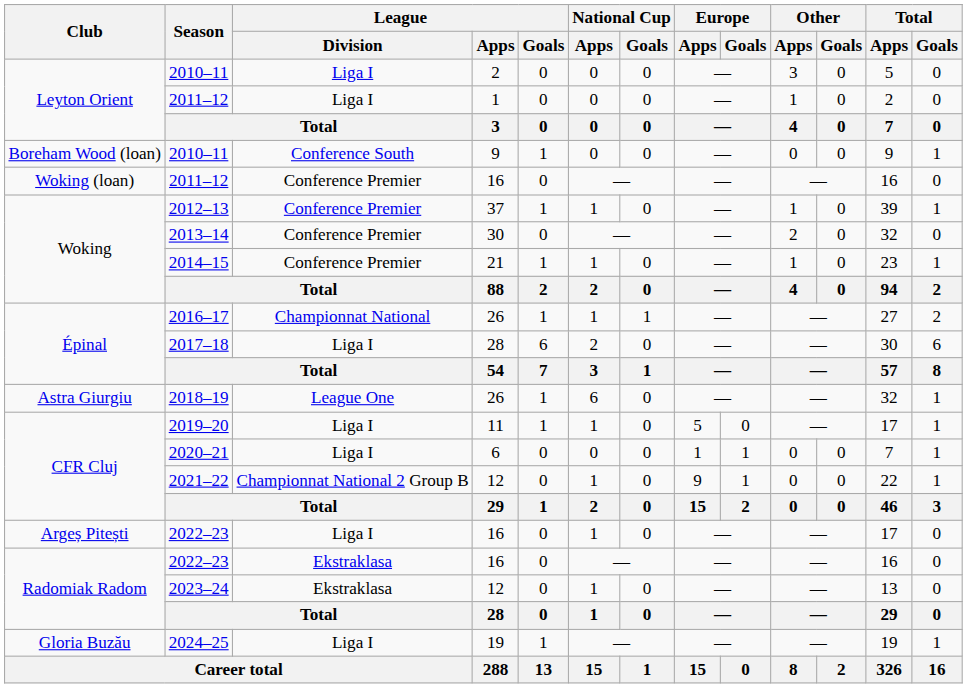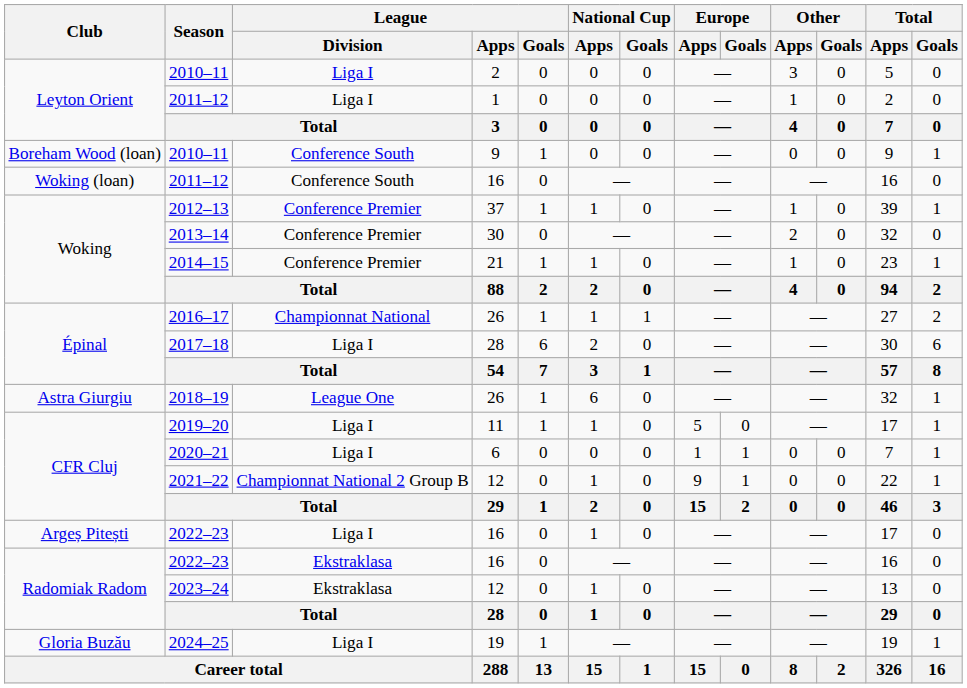(353, 180) Conference Premier -> (353, 180) Conference South
